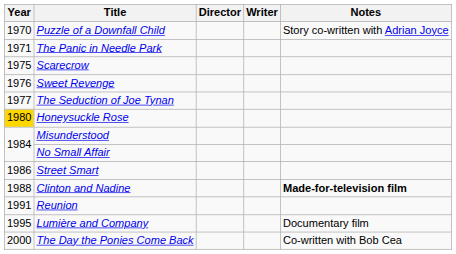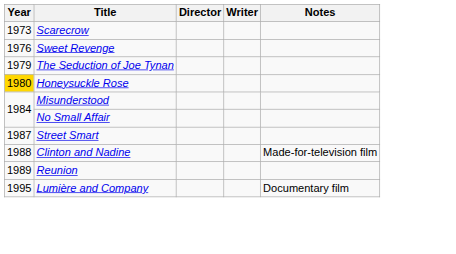- row: (101, 30)
- row: (99, 48)
(19, 65) 1975 -> (19, 30) 1973
(19, 100) 1977 -> (19, 65) 1979
(19, 170) 1986 -> (19, 135) 1987
(345, 188) bold -> (320, 153) normal
(19, 205) 1991 -> (19, 170) 1989
- row: (115, 240)
